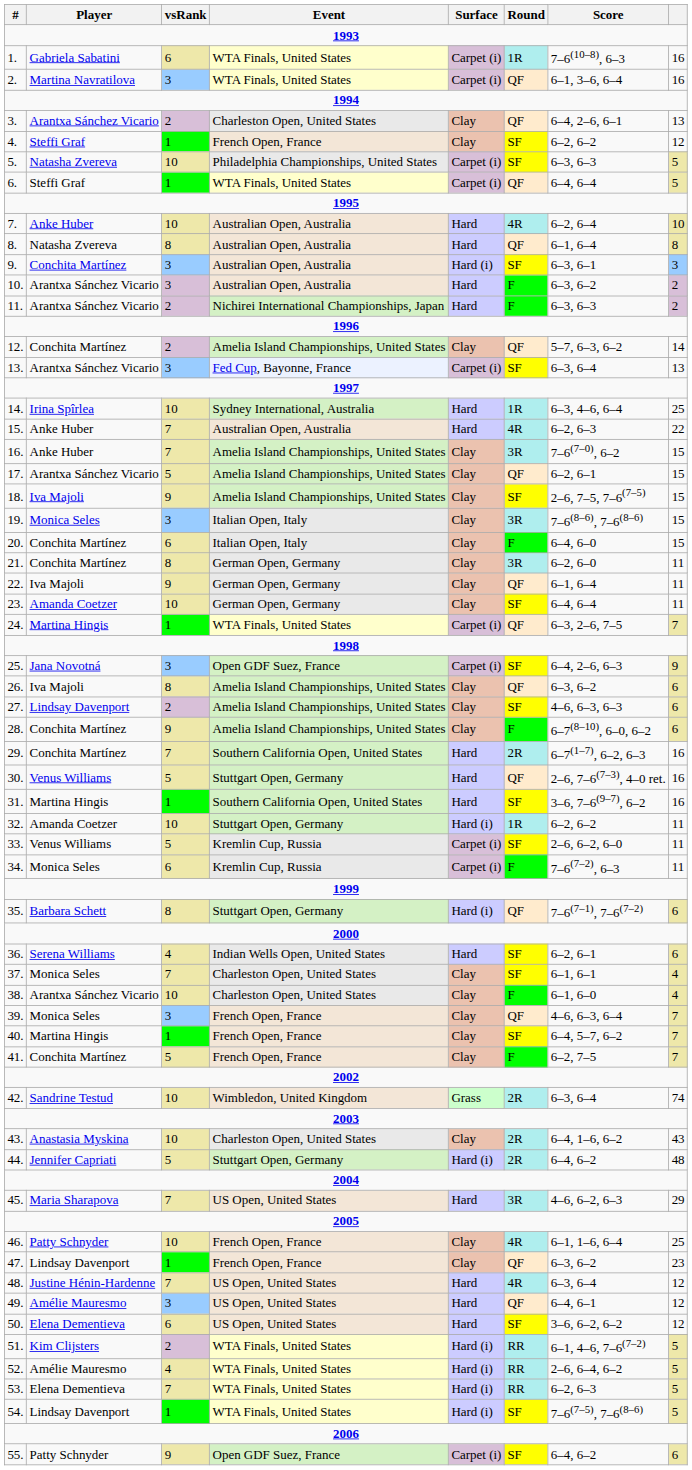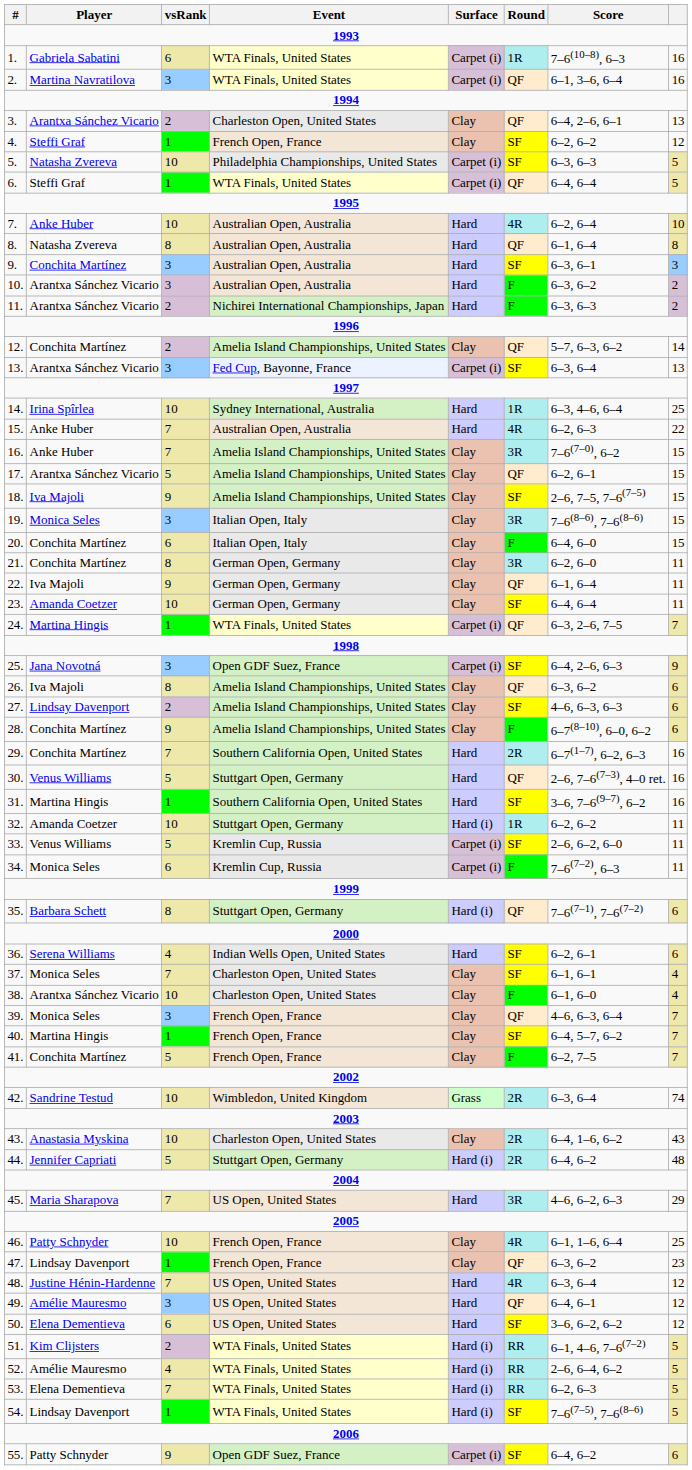(472, 264) Hard (i) -> (464, 264) Hard
